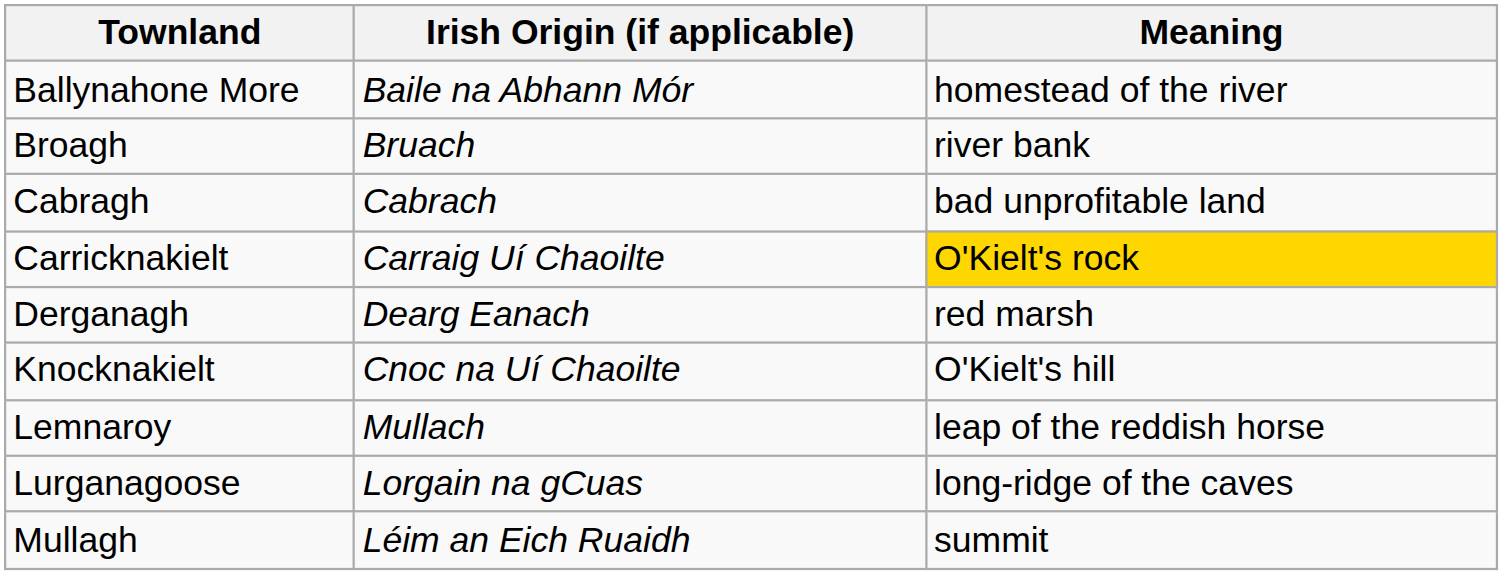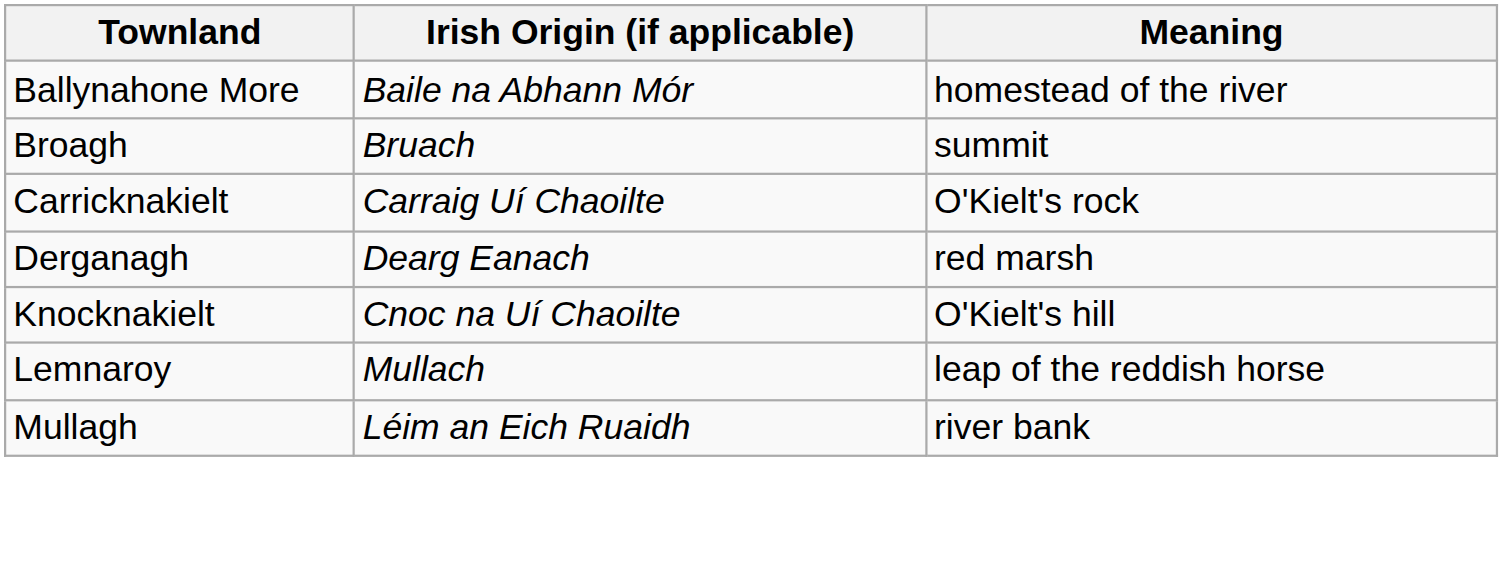(1012, 145) river bank -> (991, 145) summit
- row: (81, 201)
(1037, 257) gold background -> (1037, 201) no background
- row: (127, 483)
(991, 539) summit -> (1012, 426) river bank
